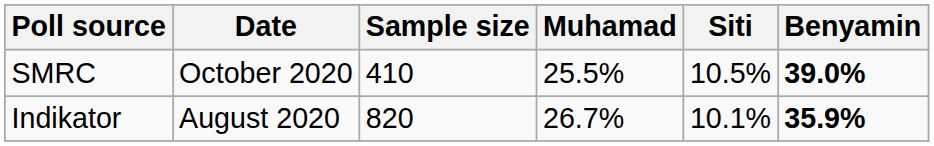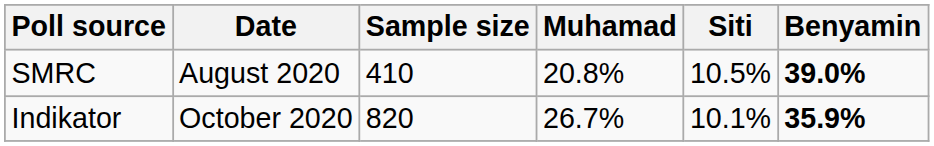(266, 72) October 2020 -> (260, 72) August 2020
(584, 72) 25.5% -> (584, 72) 20.8%
(260, 118) August 2020 -> (266, 118) October 2020
